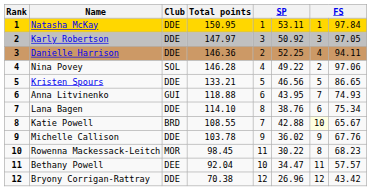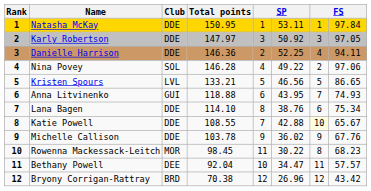(172, 81) DDE -> (172, 81) LVL
(172, 123) BRD -> (172, 123) DDE
(172, 179) DDE -> (172, 179) BRD
